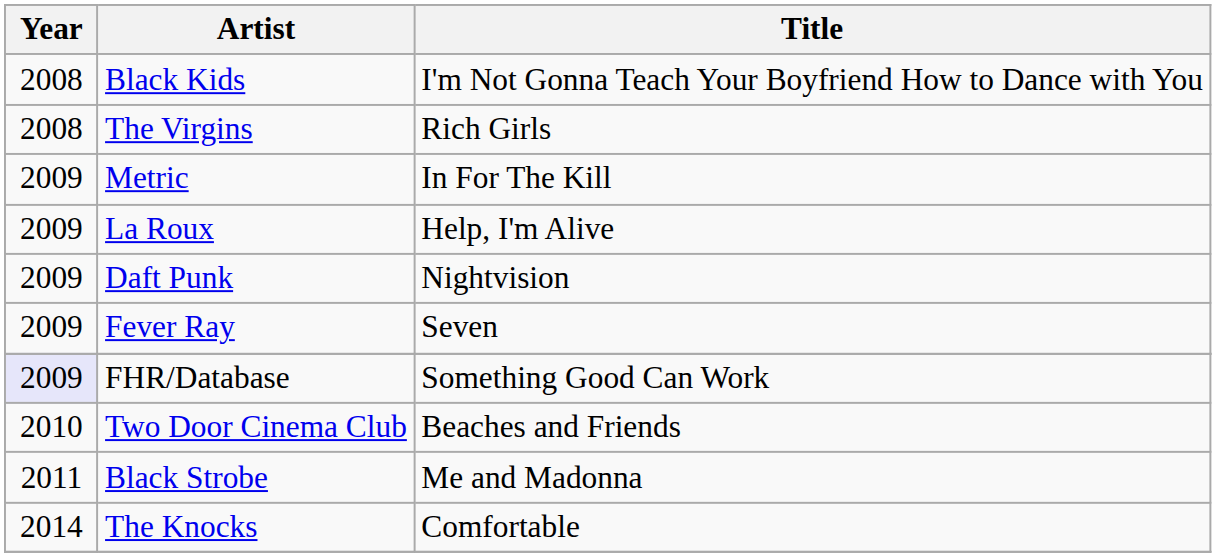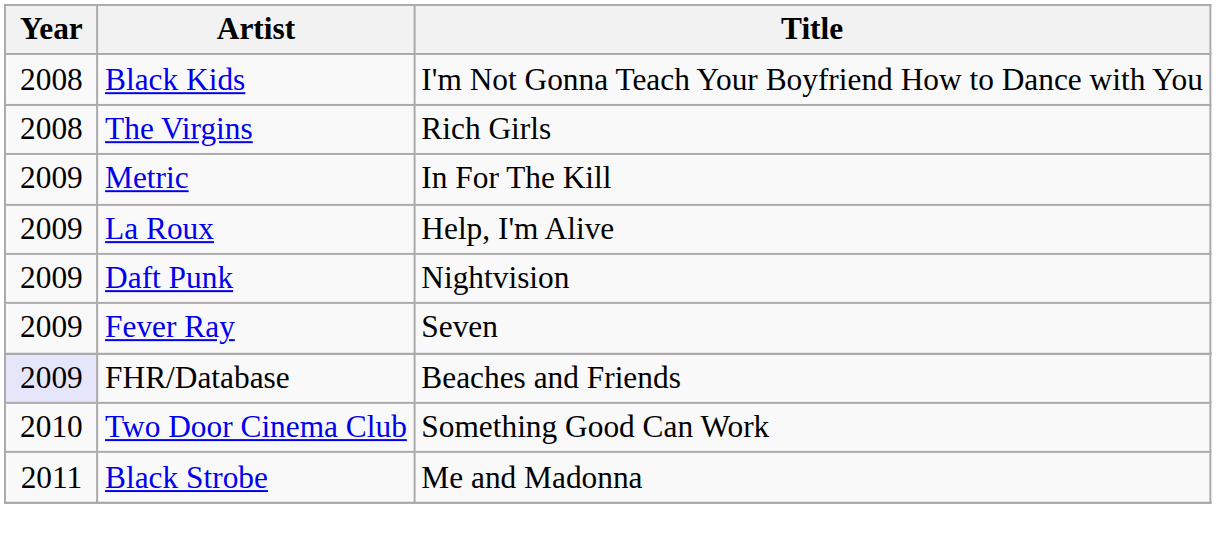(595, 377) Something Good Can Work -> (551, 377) Beaches and Friends
(551, 427) Beaches and Friends -> (595, 427) Something Good Can Work
- row: (181, 526)
